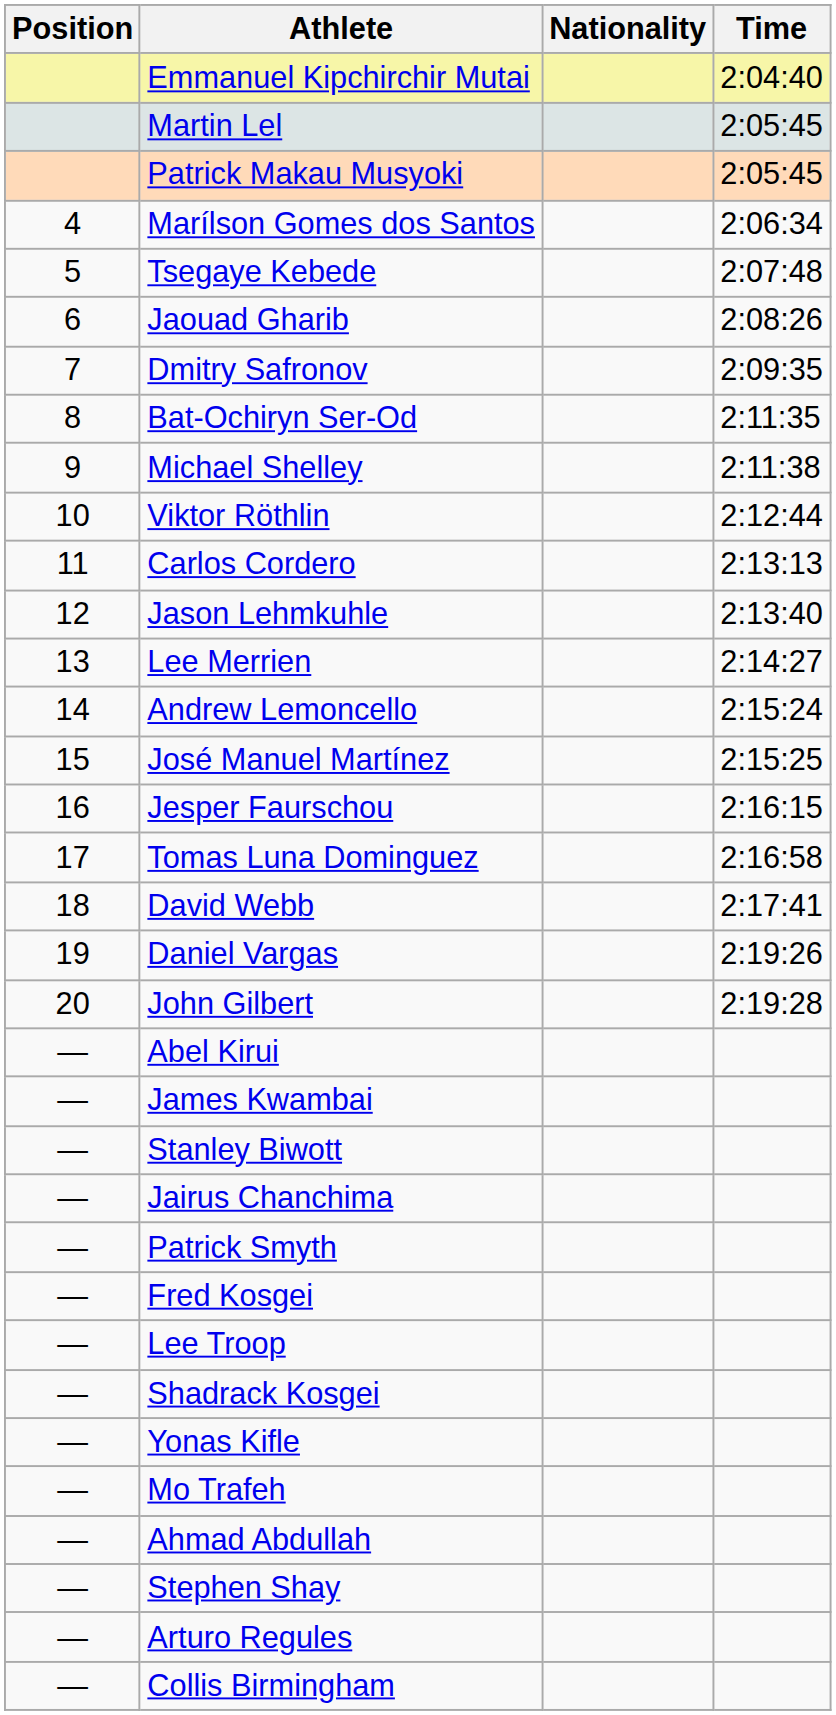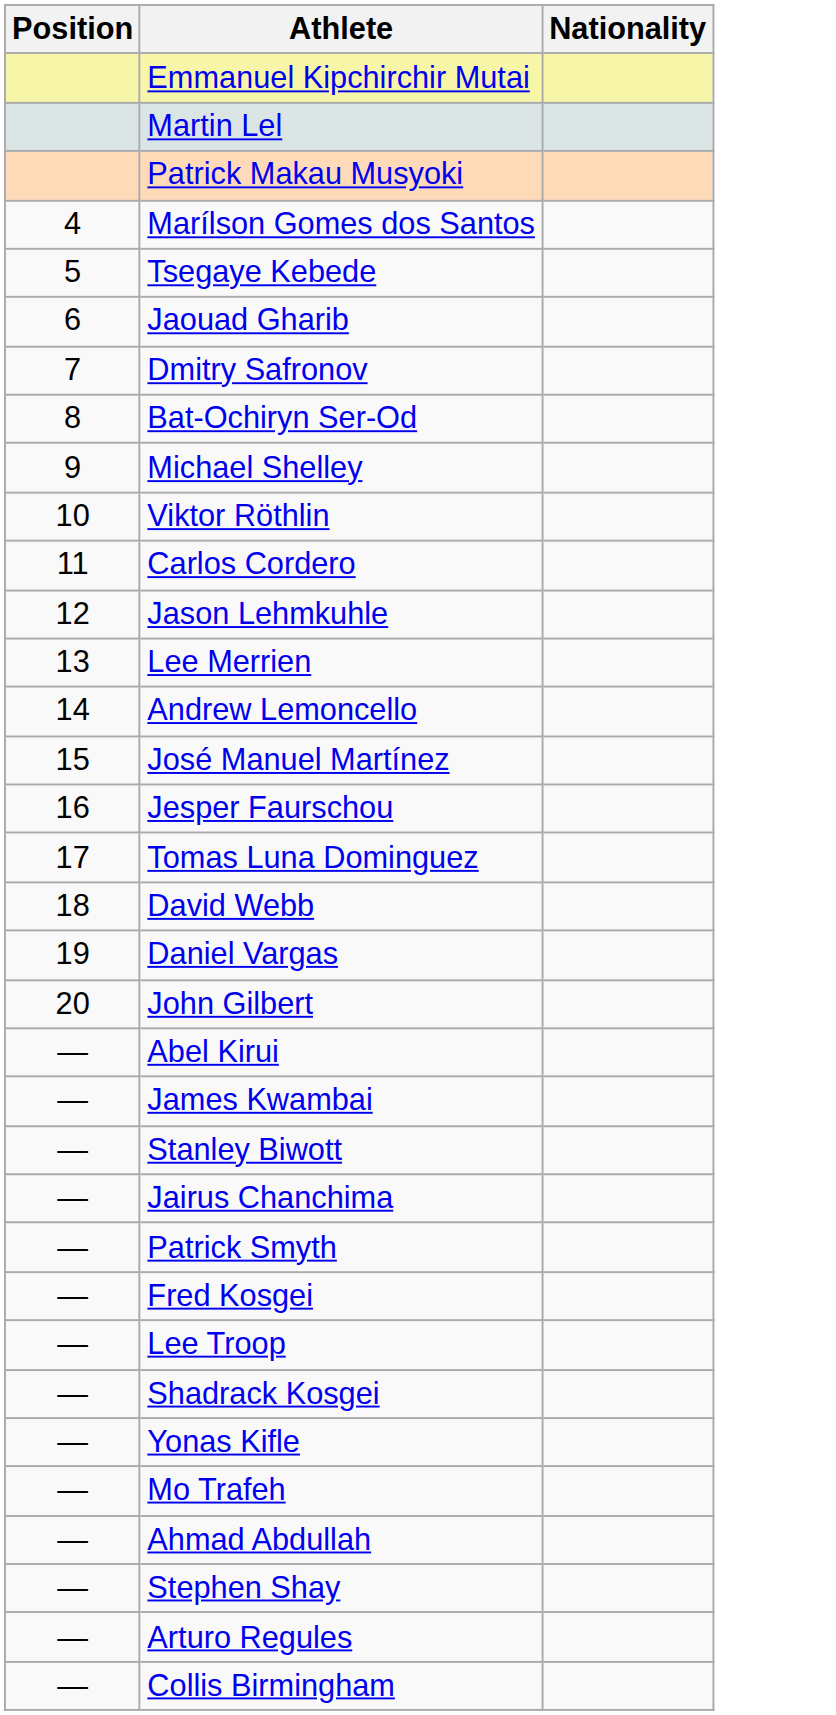- column: (772, 28)
